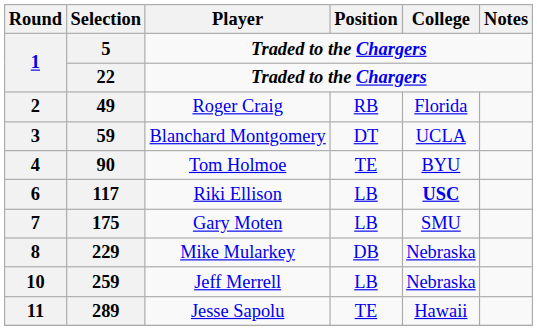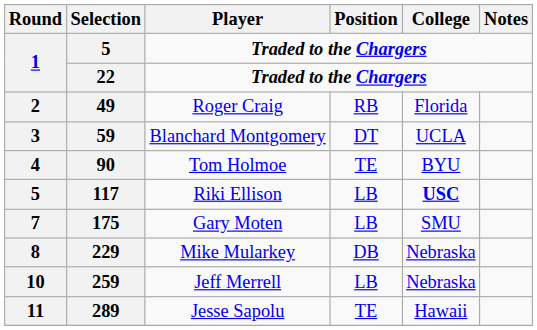(35, 194) 6 -> (35, 194) 5
